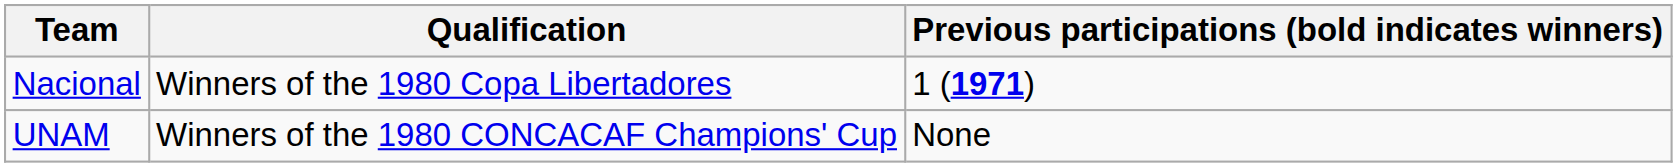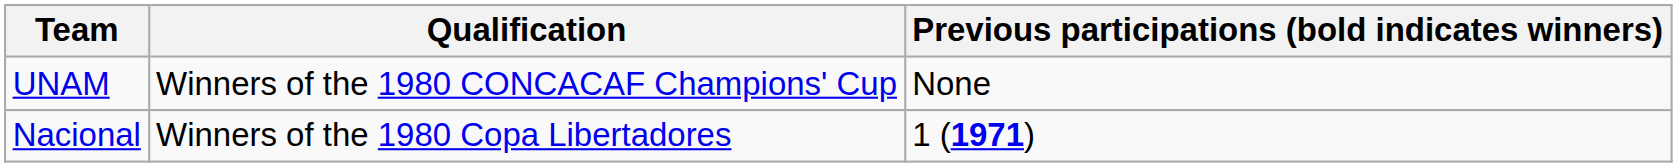rows swapped: (61, 135) <-> (77, 82)
